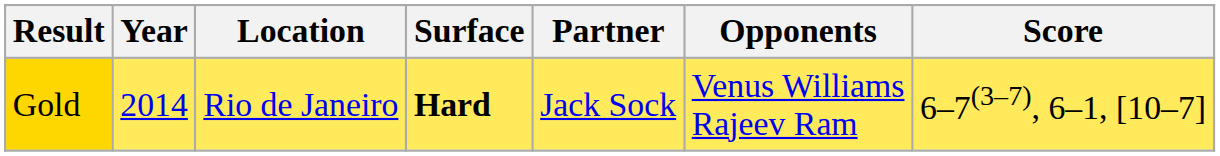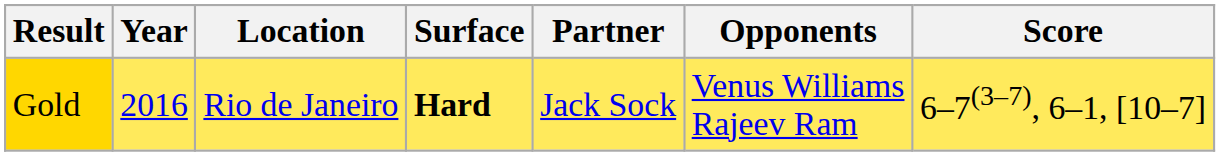(154, 103) 2014 -> (154, 103) 2016
